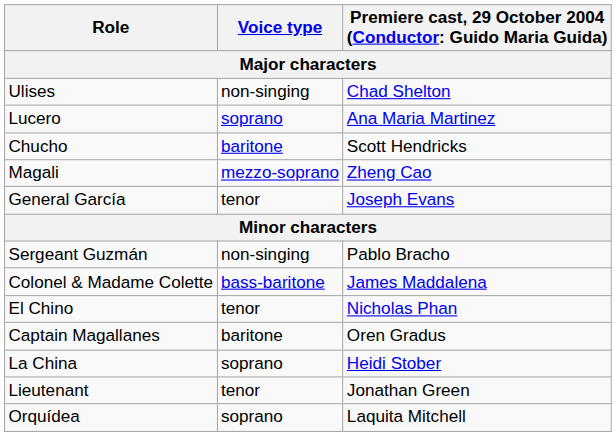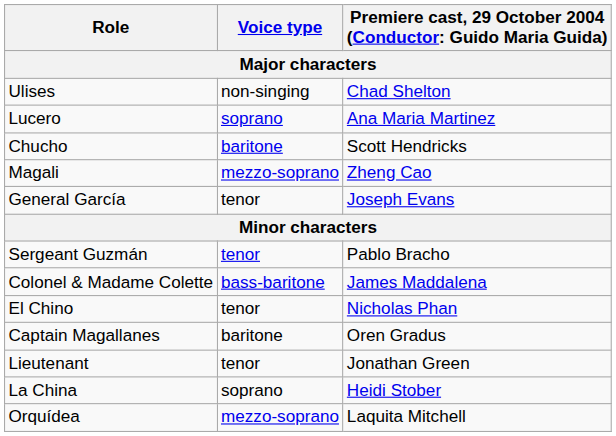(265, 254) non-singing -> (240, 254) tenor
rows swapped: (48, 390) <-> (43, 363)
(252, 417) soprano -> (280, 417) mezzo-soprano
